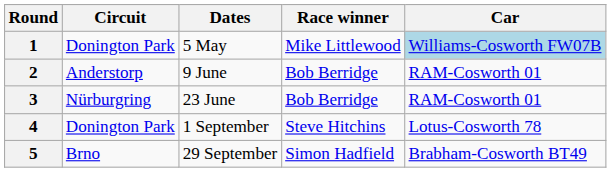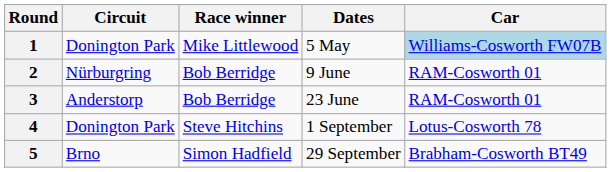columns swapped: (230, 18) <-> (343, 18)
(104, 72) Anderstorp -> (109, 72) Nürburgring
(109, 99) Nürburgring -> (104, 99) Anderstorp
